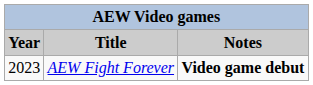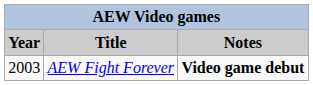(24, 67) 2023 -> (24, 67) 2003
